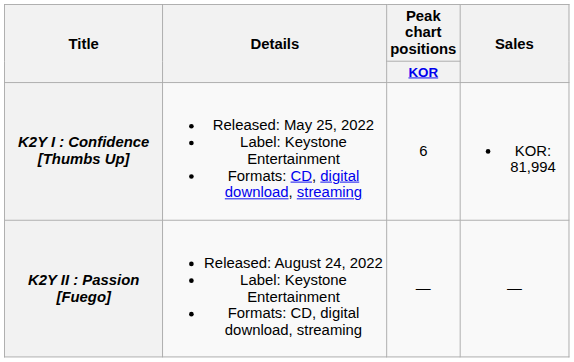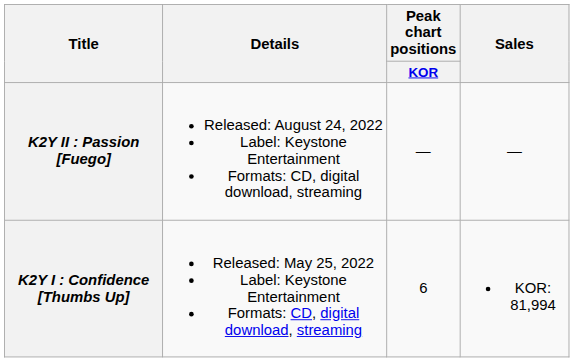rows swapped: (84, 151) <-> (84, 288)
